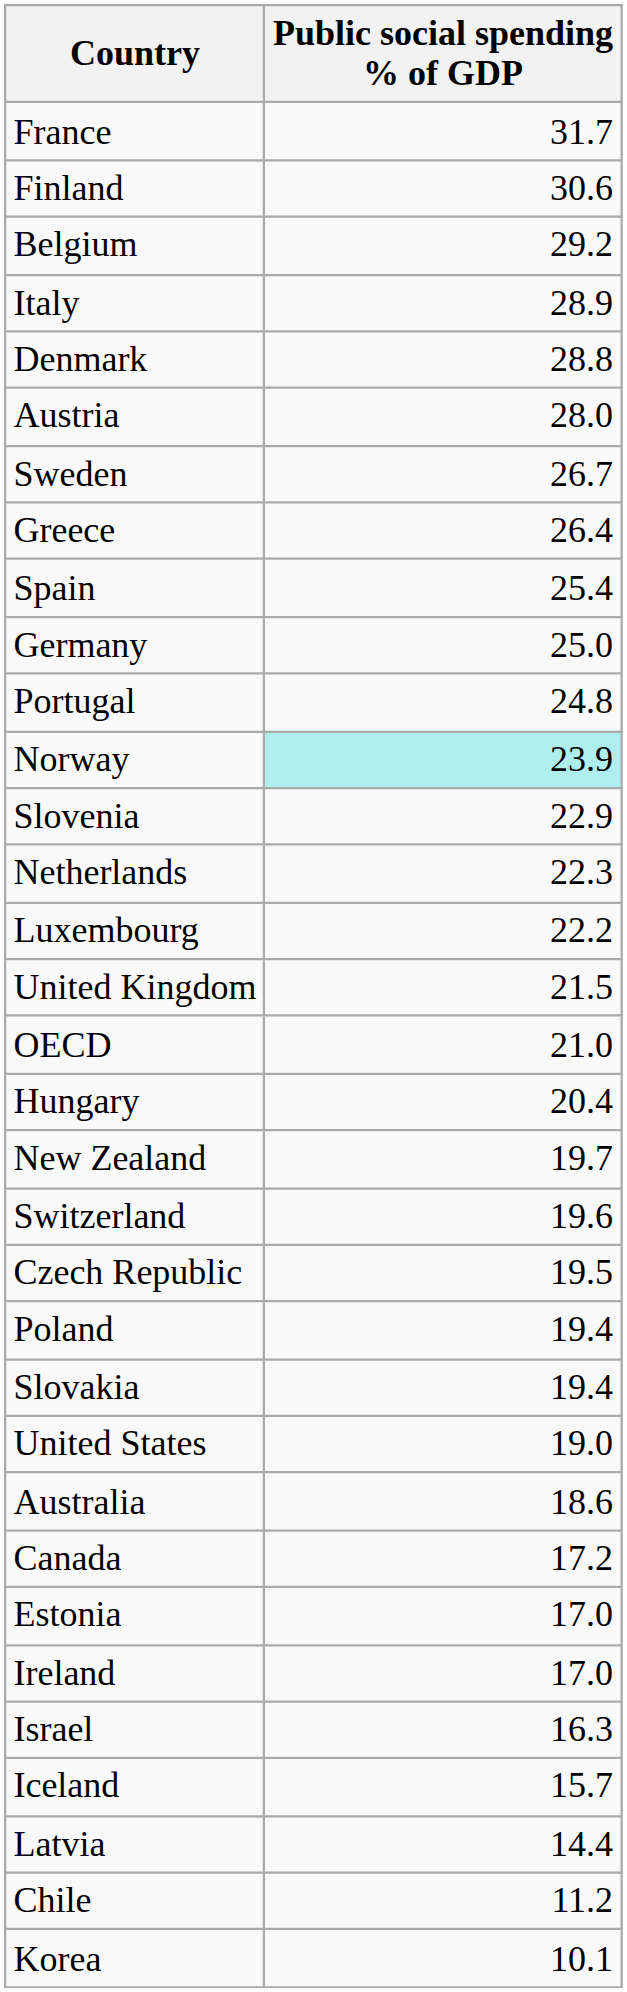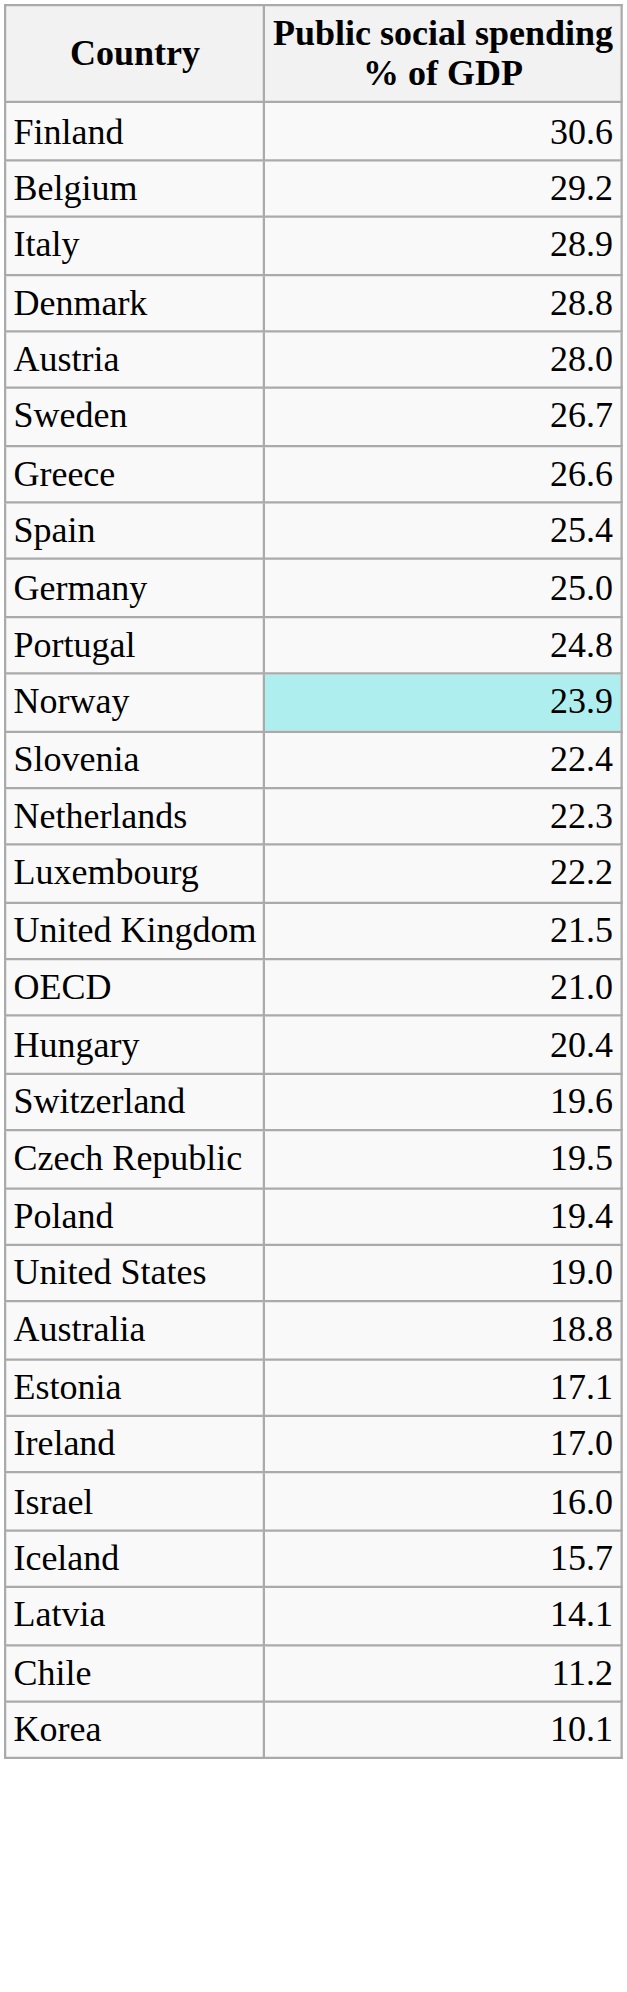- row: (62, 130)
(582, 530) 26.4 -> (582, 473) 26.6
(582, 815) 22.9 -> (582, 758) 22.4
- row: (110, 1158)
- row: (76, 1386)
(582, 1500) 18.6 -> (582, 1329) 18.8
- row: (67, 1557)
(582, 1615) 17.0 -> (582, 1386) 17.1
(582, 1729) 16.3 -> (582, 1500) 16.0
(582, 1843) 14.4 -> (582, 1615) 14.1
